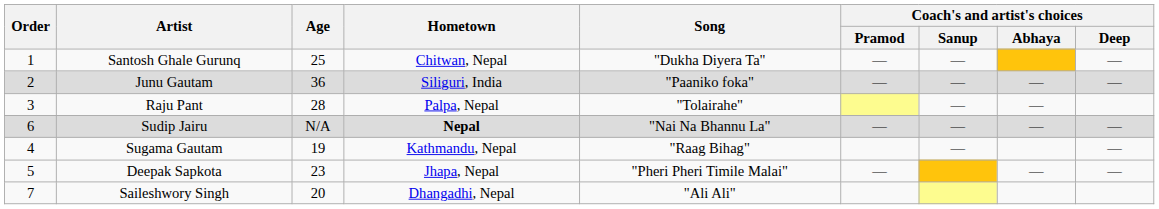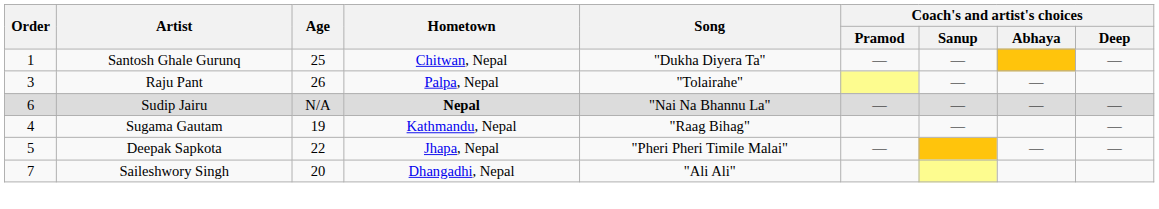- row: (174, 82)
(318, 104) 28 -> (318, 82) 26
(318, 171) 23 -> (318, 149) 22
